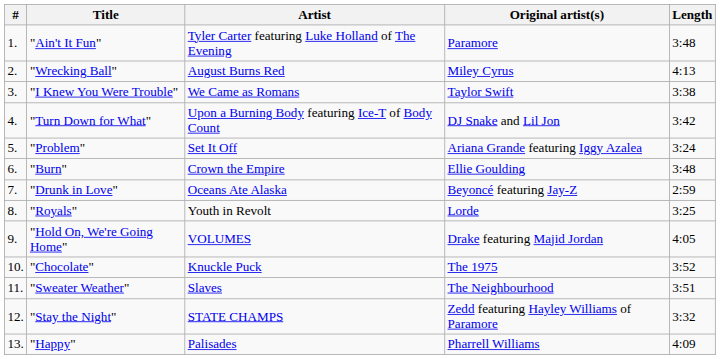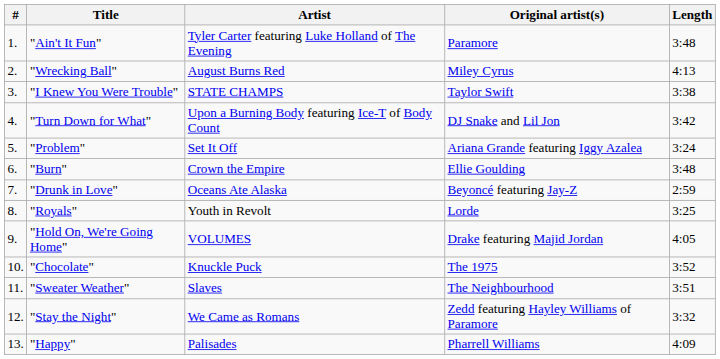(243, 92) We Came as Romans -> (235, 92) STATE CHAMPS
(235, 316) STATE CHAMPS -> (243, 316) We Came as Romans
